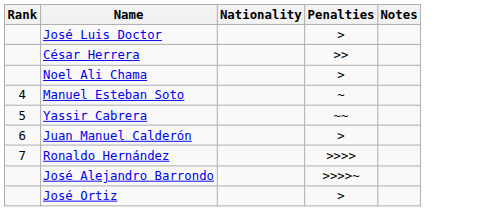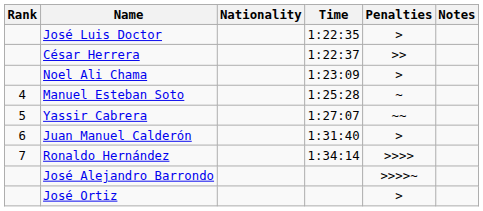+ column: (334, 15)
